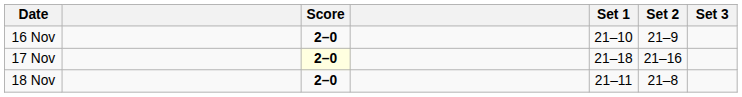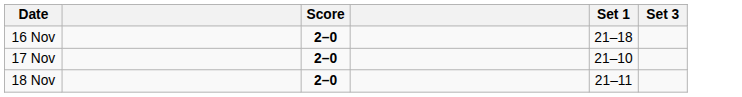- column: (663, 15)
(613, 37) 21–10 -> (613, 37) 21–18
(326, 59) lightyellow background -> (326, 59) no background
(613, 59) 21–18 -> (613, 59) 21–10
